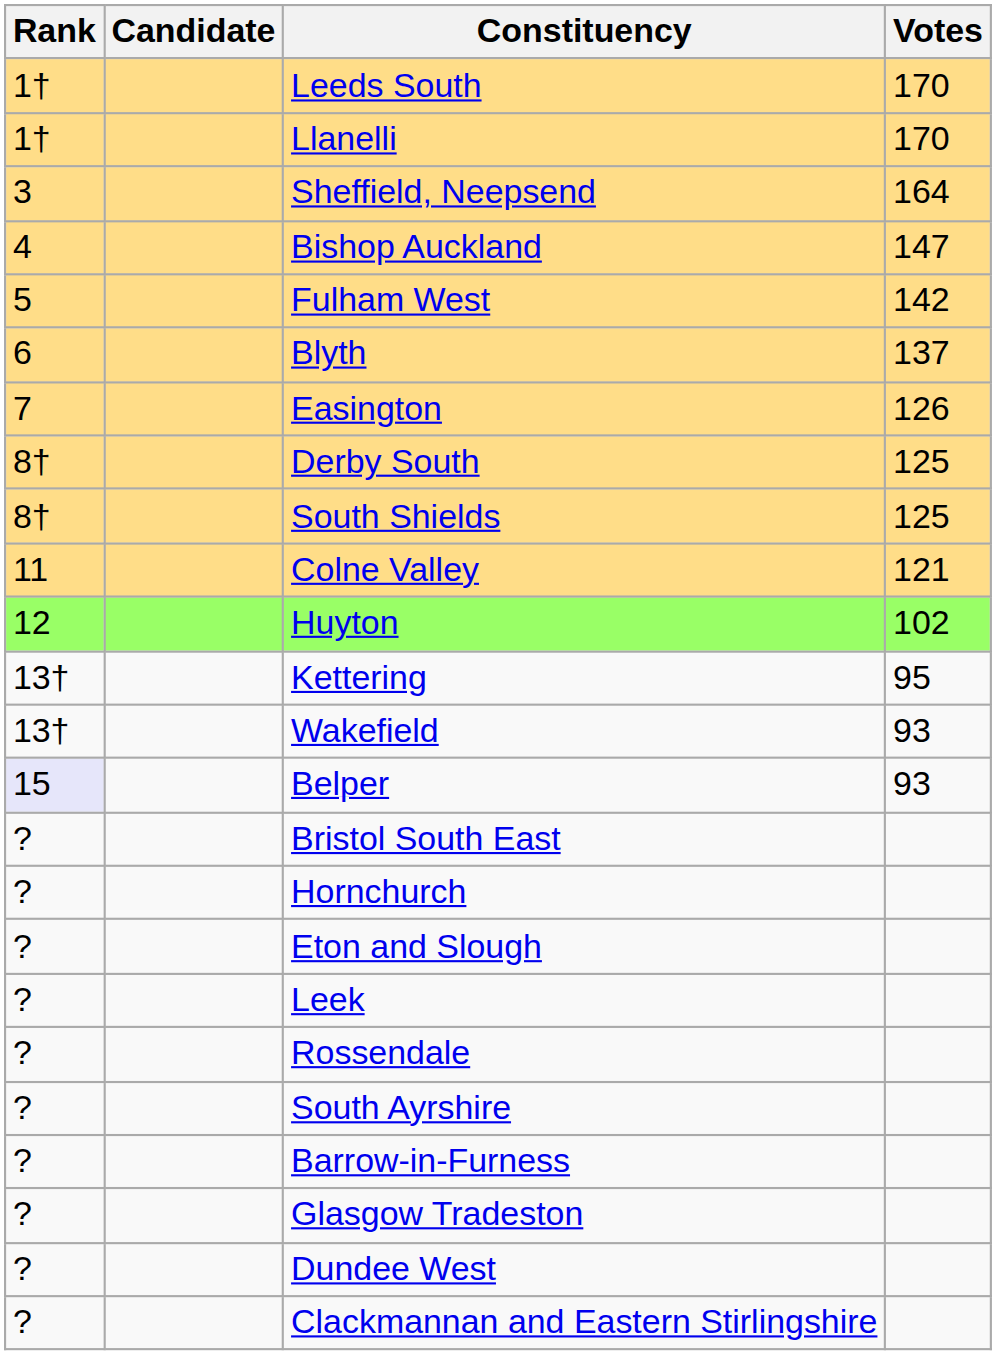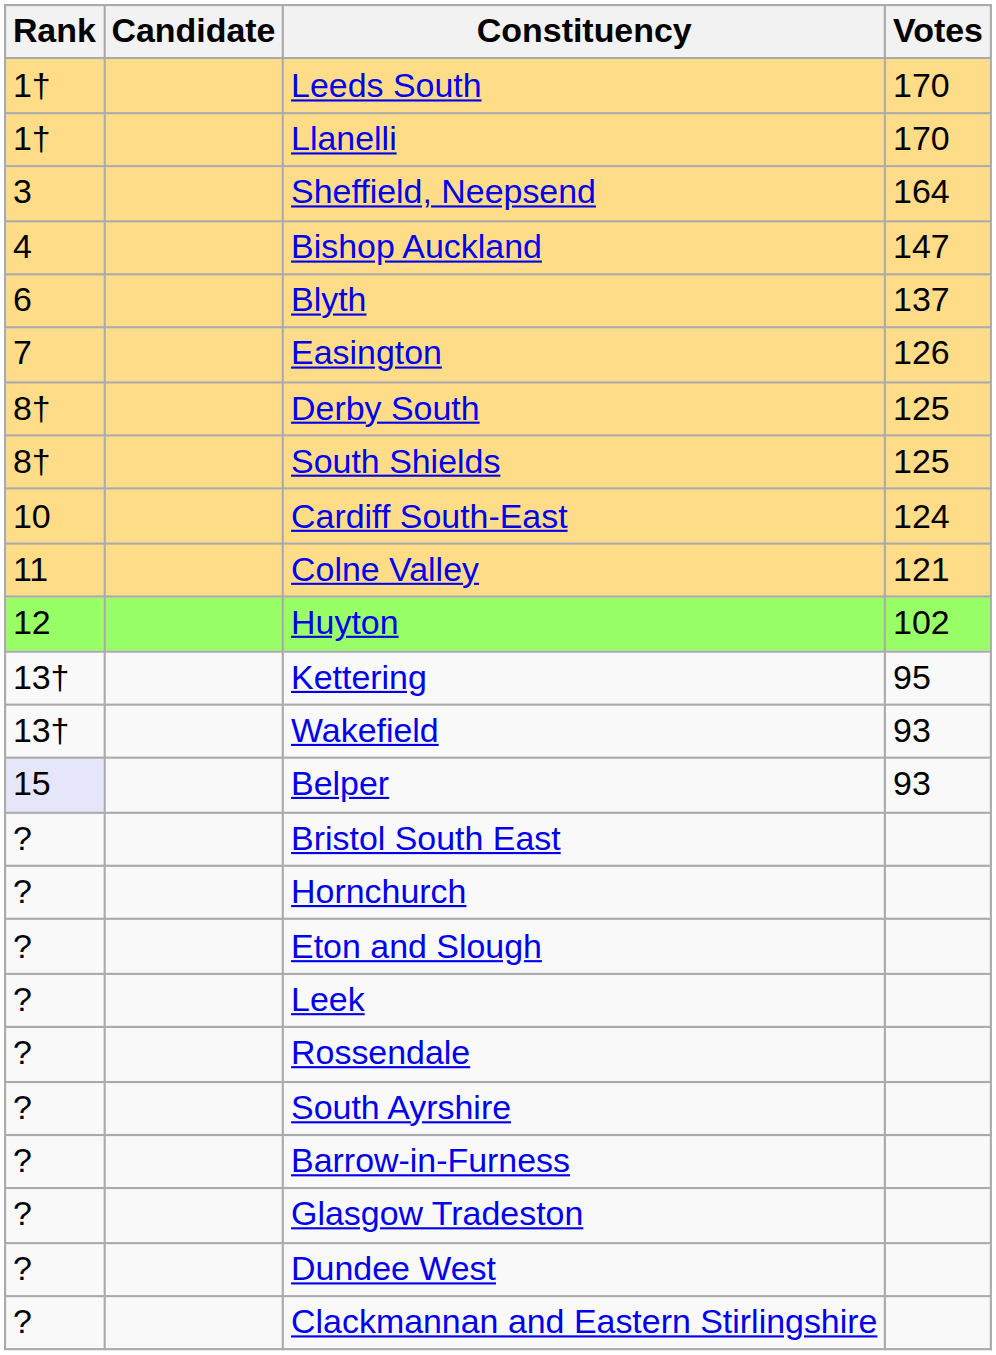- row: (391, 300)
+ row: (429, 515)
